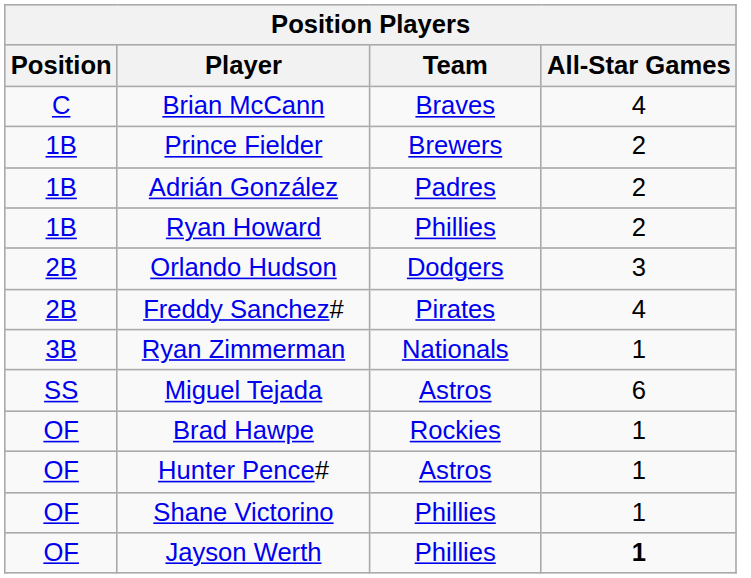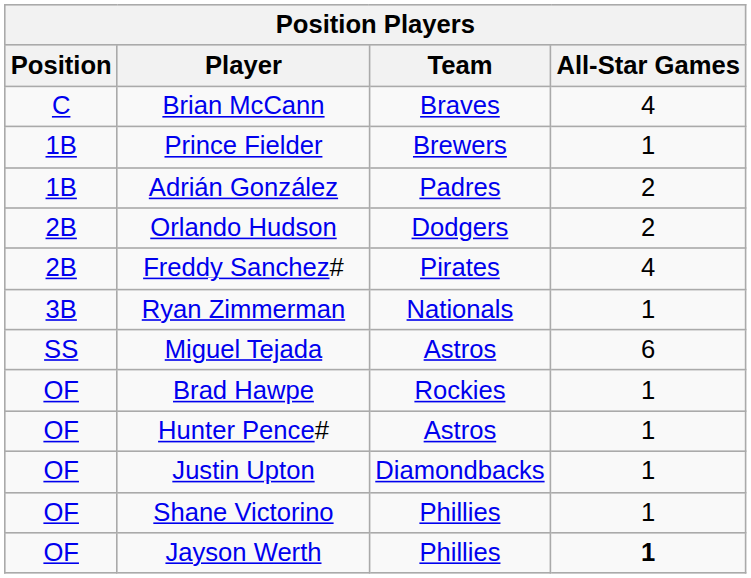(639, 146) 2 -> (648, 146) 1
- row: (243, 227)
(639, 268) 3 -> (648, 227) 2
+ row: (243, 471)
